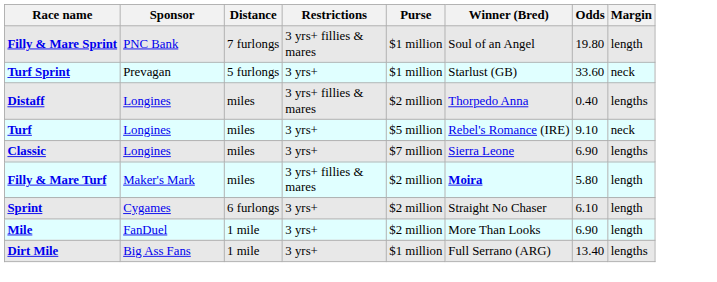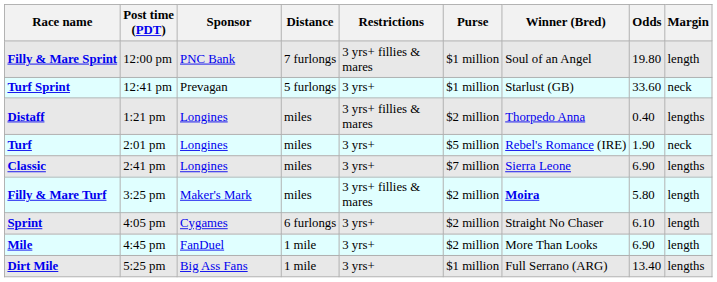+ column: (149, 23)
(587, 130) 9.10 -> (644, 145) 1.90
